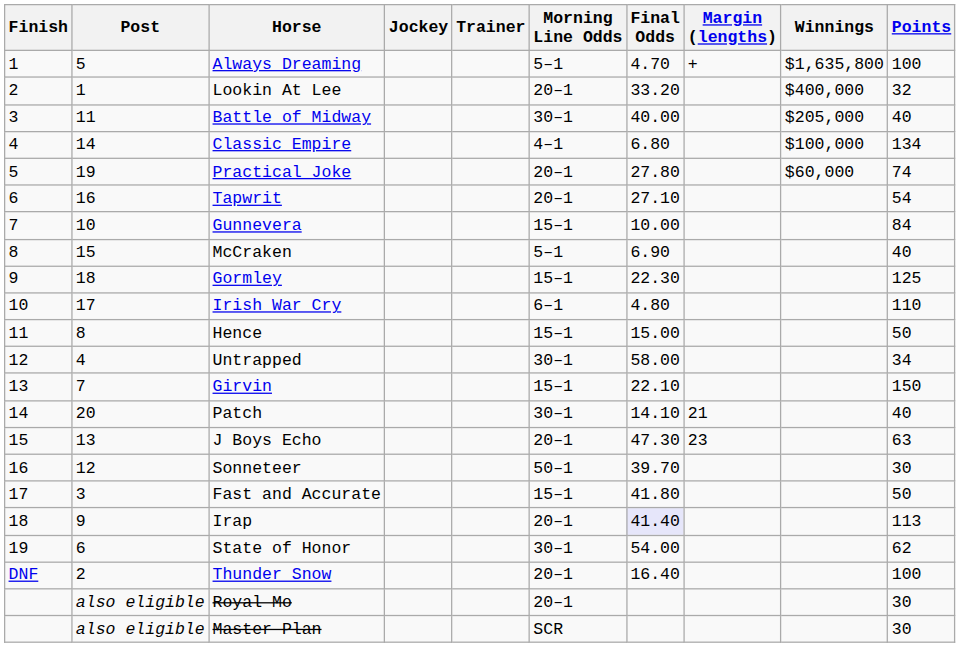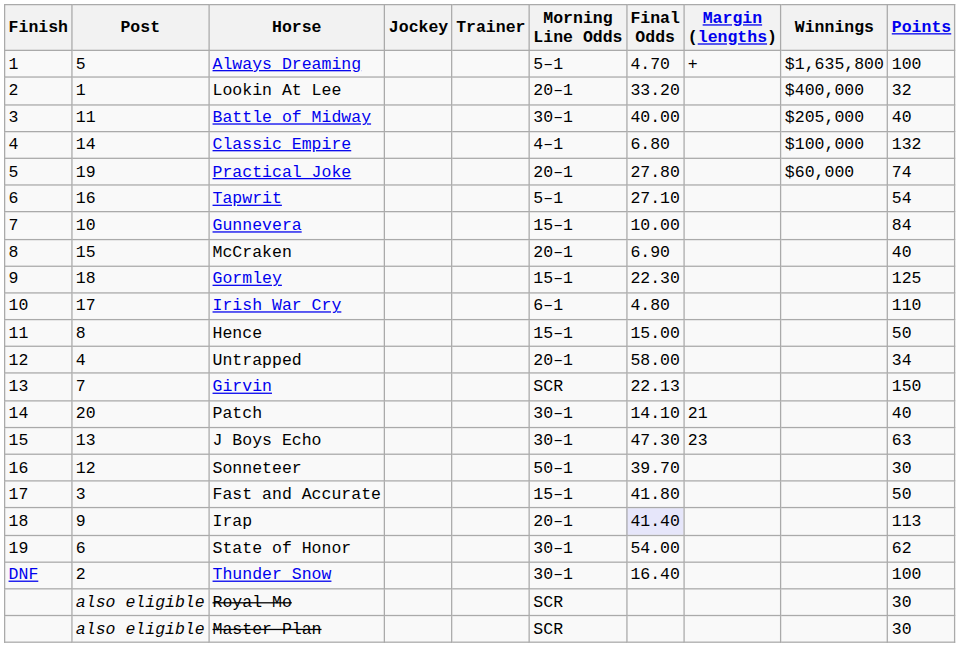(907, 145) 134 -> (907, 145) 132
(553, 199) 20–1 -> (548, 199) 5–1
(548, 252) 5–1 -> (553, 252) 20–1
(553, 360) 30–1 -> (553, 360) 20–1
(553, 387) 15–1 -> (548, 387) SCR
(655, 387) 22.10 -> (655, 387) 22.13
(553, 441) 20–1 -> (553, 441) 30–1
(553, 575) 20–1 -> (553, 575) 30–1
(553, 602) 20–1 -> (548, 602) SCR
